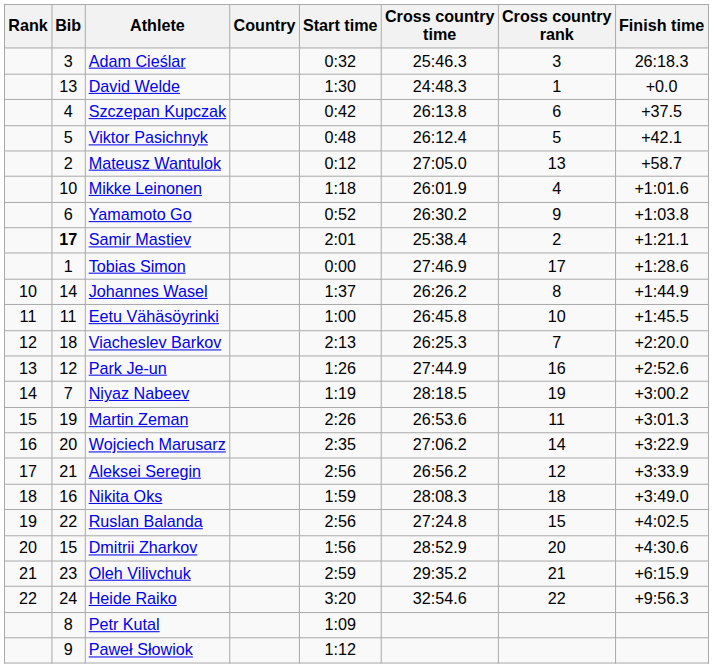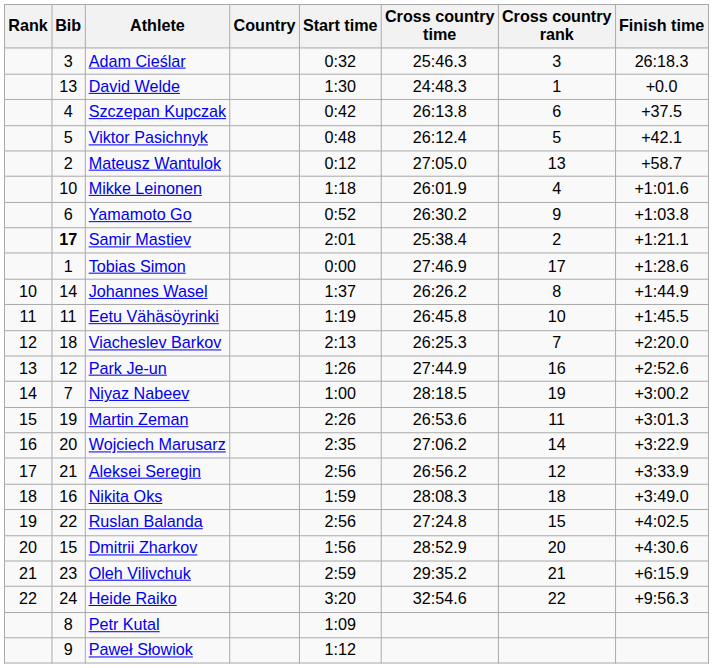(340, 317) 1:00 -> (340, 317) 1:19
(340, 394) 1:19 -> (340, 394) 1:00
